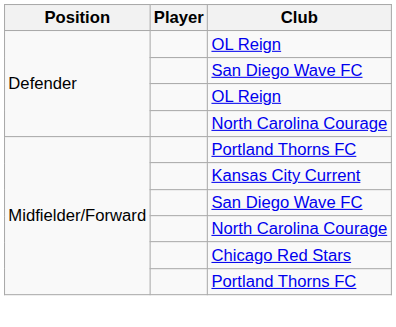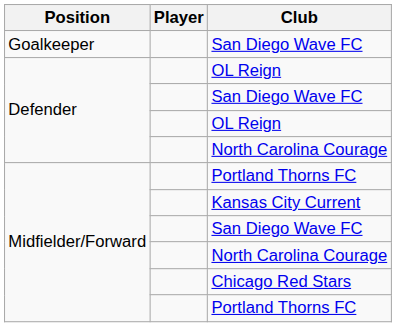+ row: (51, 44)
